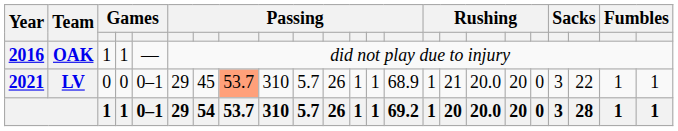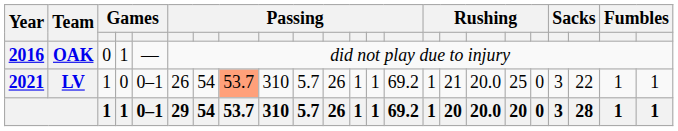(107, 54) 1 -> (107, 54) 0
(107, 83) 0 -> (107, 83) 1
(180, 83) 29 -> (180, 83) 26
(206, 83) 45 -> (206, 83) 54
(403, 83) 68.9 -> (403, 83) 69.2
(518, 83) 20 -> (518, 83) 25
